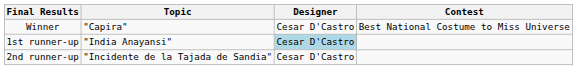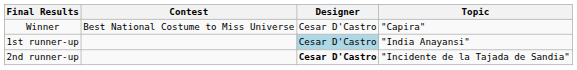columns swapped: (464, 12) <-> (178, 12)
(315, 57) normal -> (338, 57) bold
